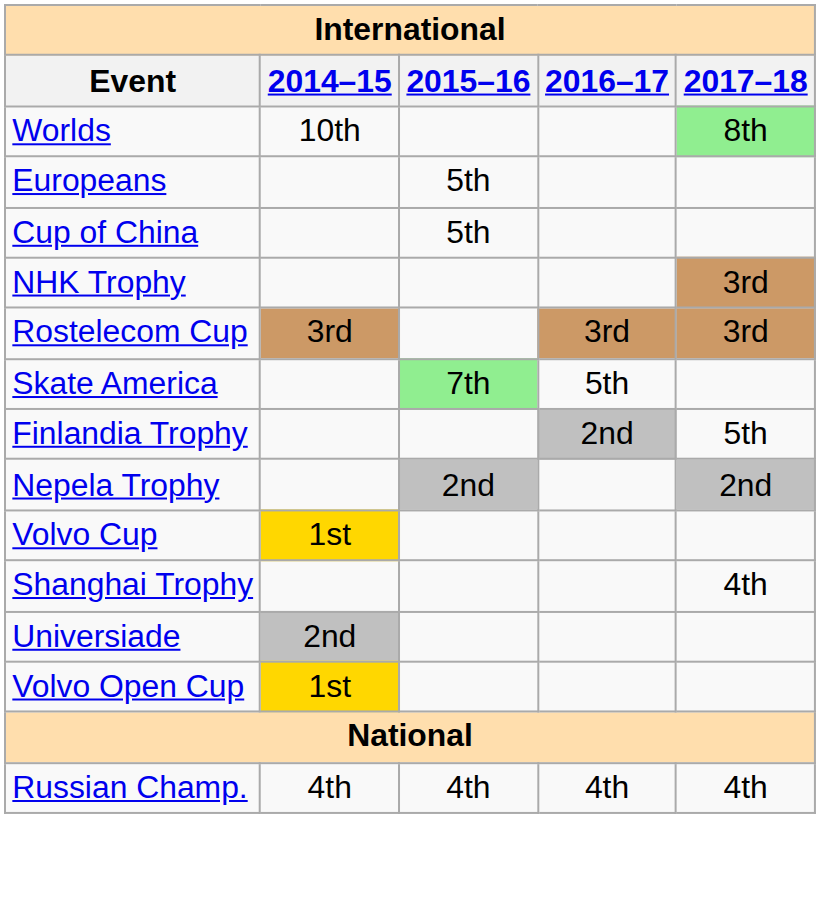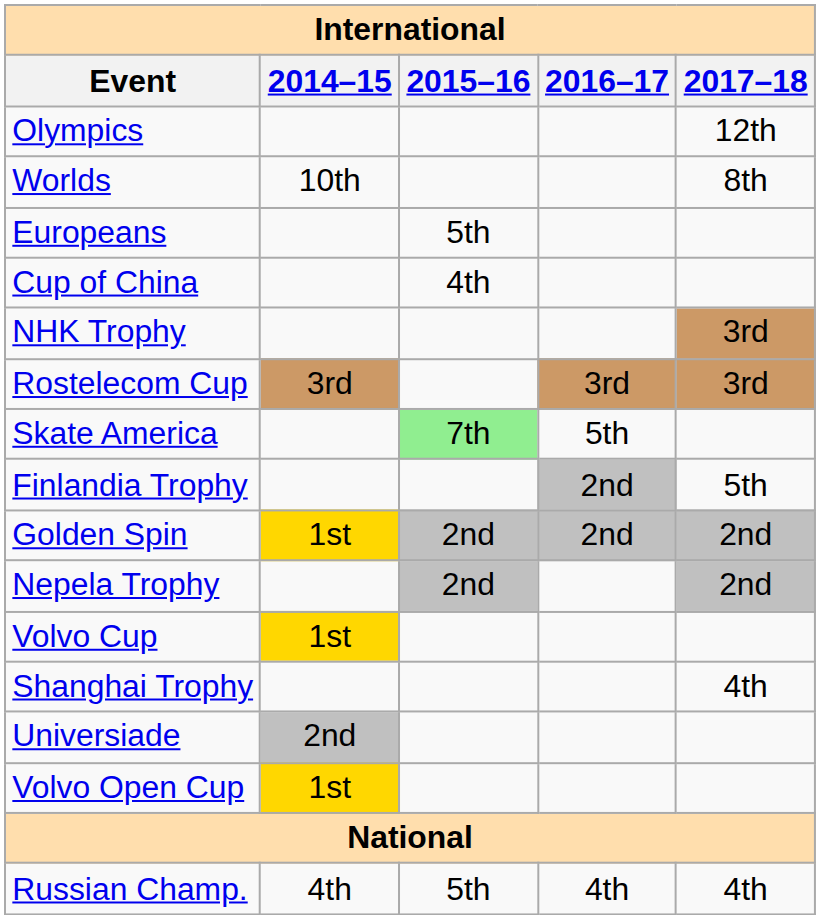+ row: (78, 130)
(746, 130) lightgreen background -> (746, 181) no background
(468, 231) 5th -> (468, 282) 4th
+ row: (100, 534)
(468, 787) 4th -> (468, 888) 5th
